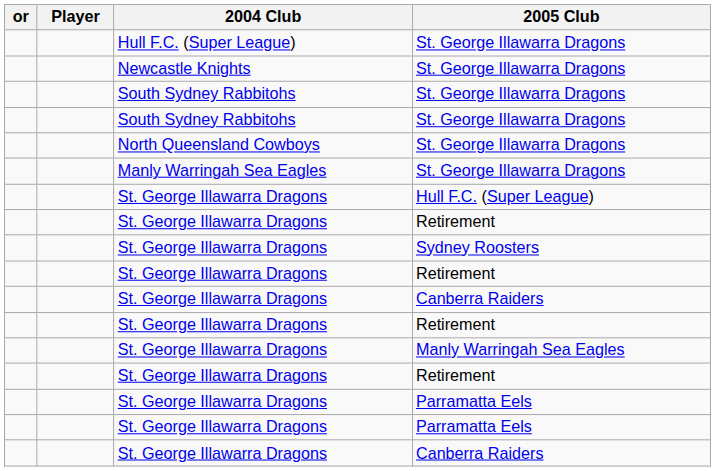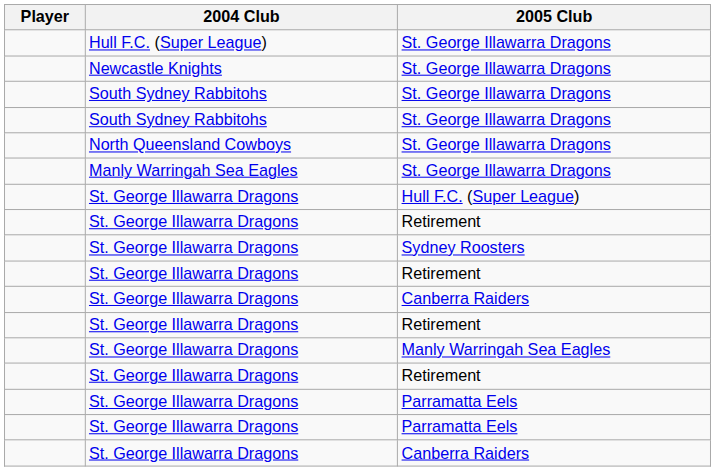- column: (21, 17)
